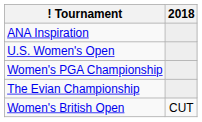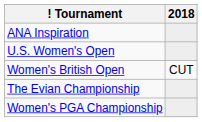rows swapped: (85, 70) <-> (66, 108)
